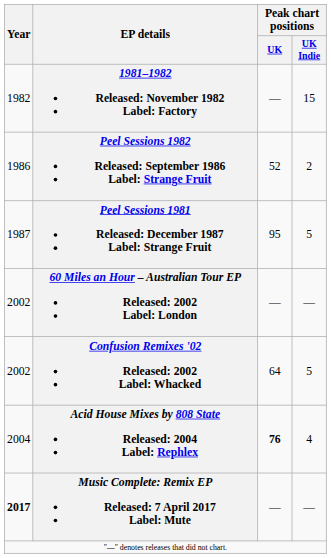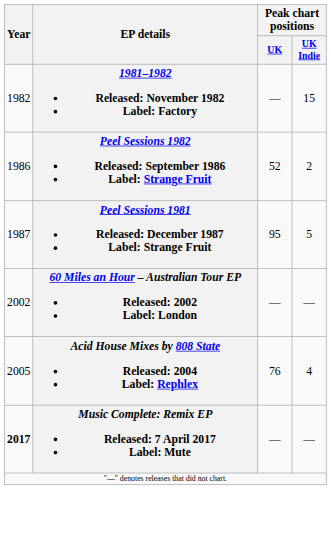- row: (145, 365)
(19, 439) 2004 -> (19, 370) 2005
(275, 439) bold -> (275, 370) normal
